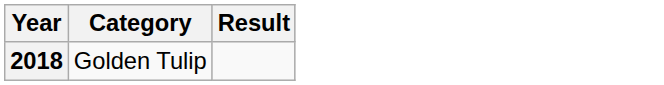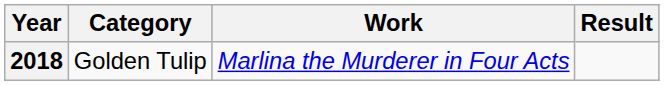+ column: (394, 23)
